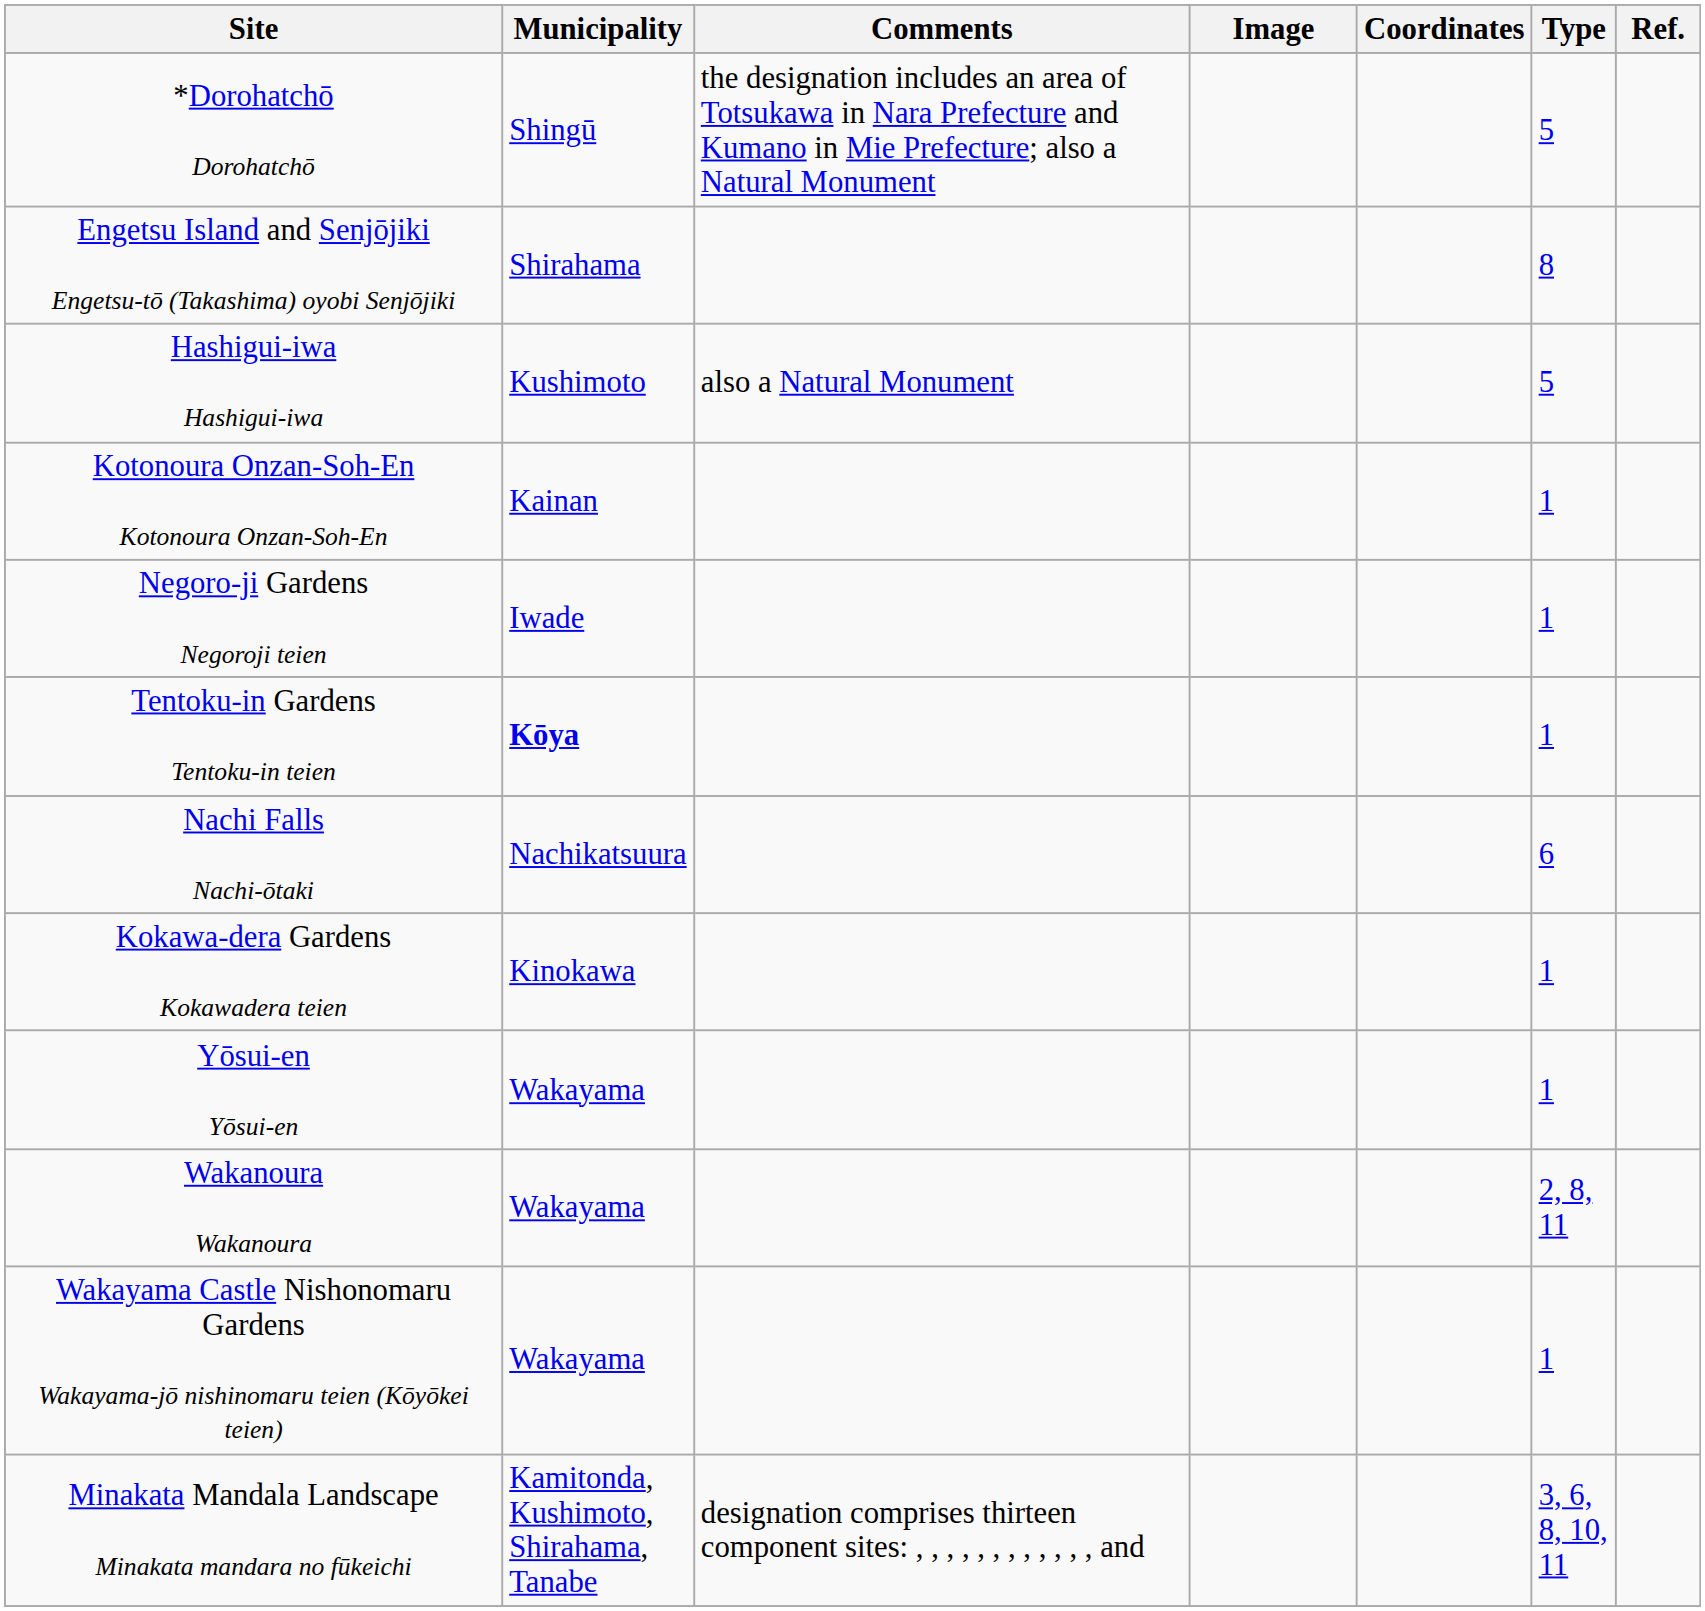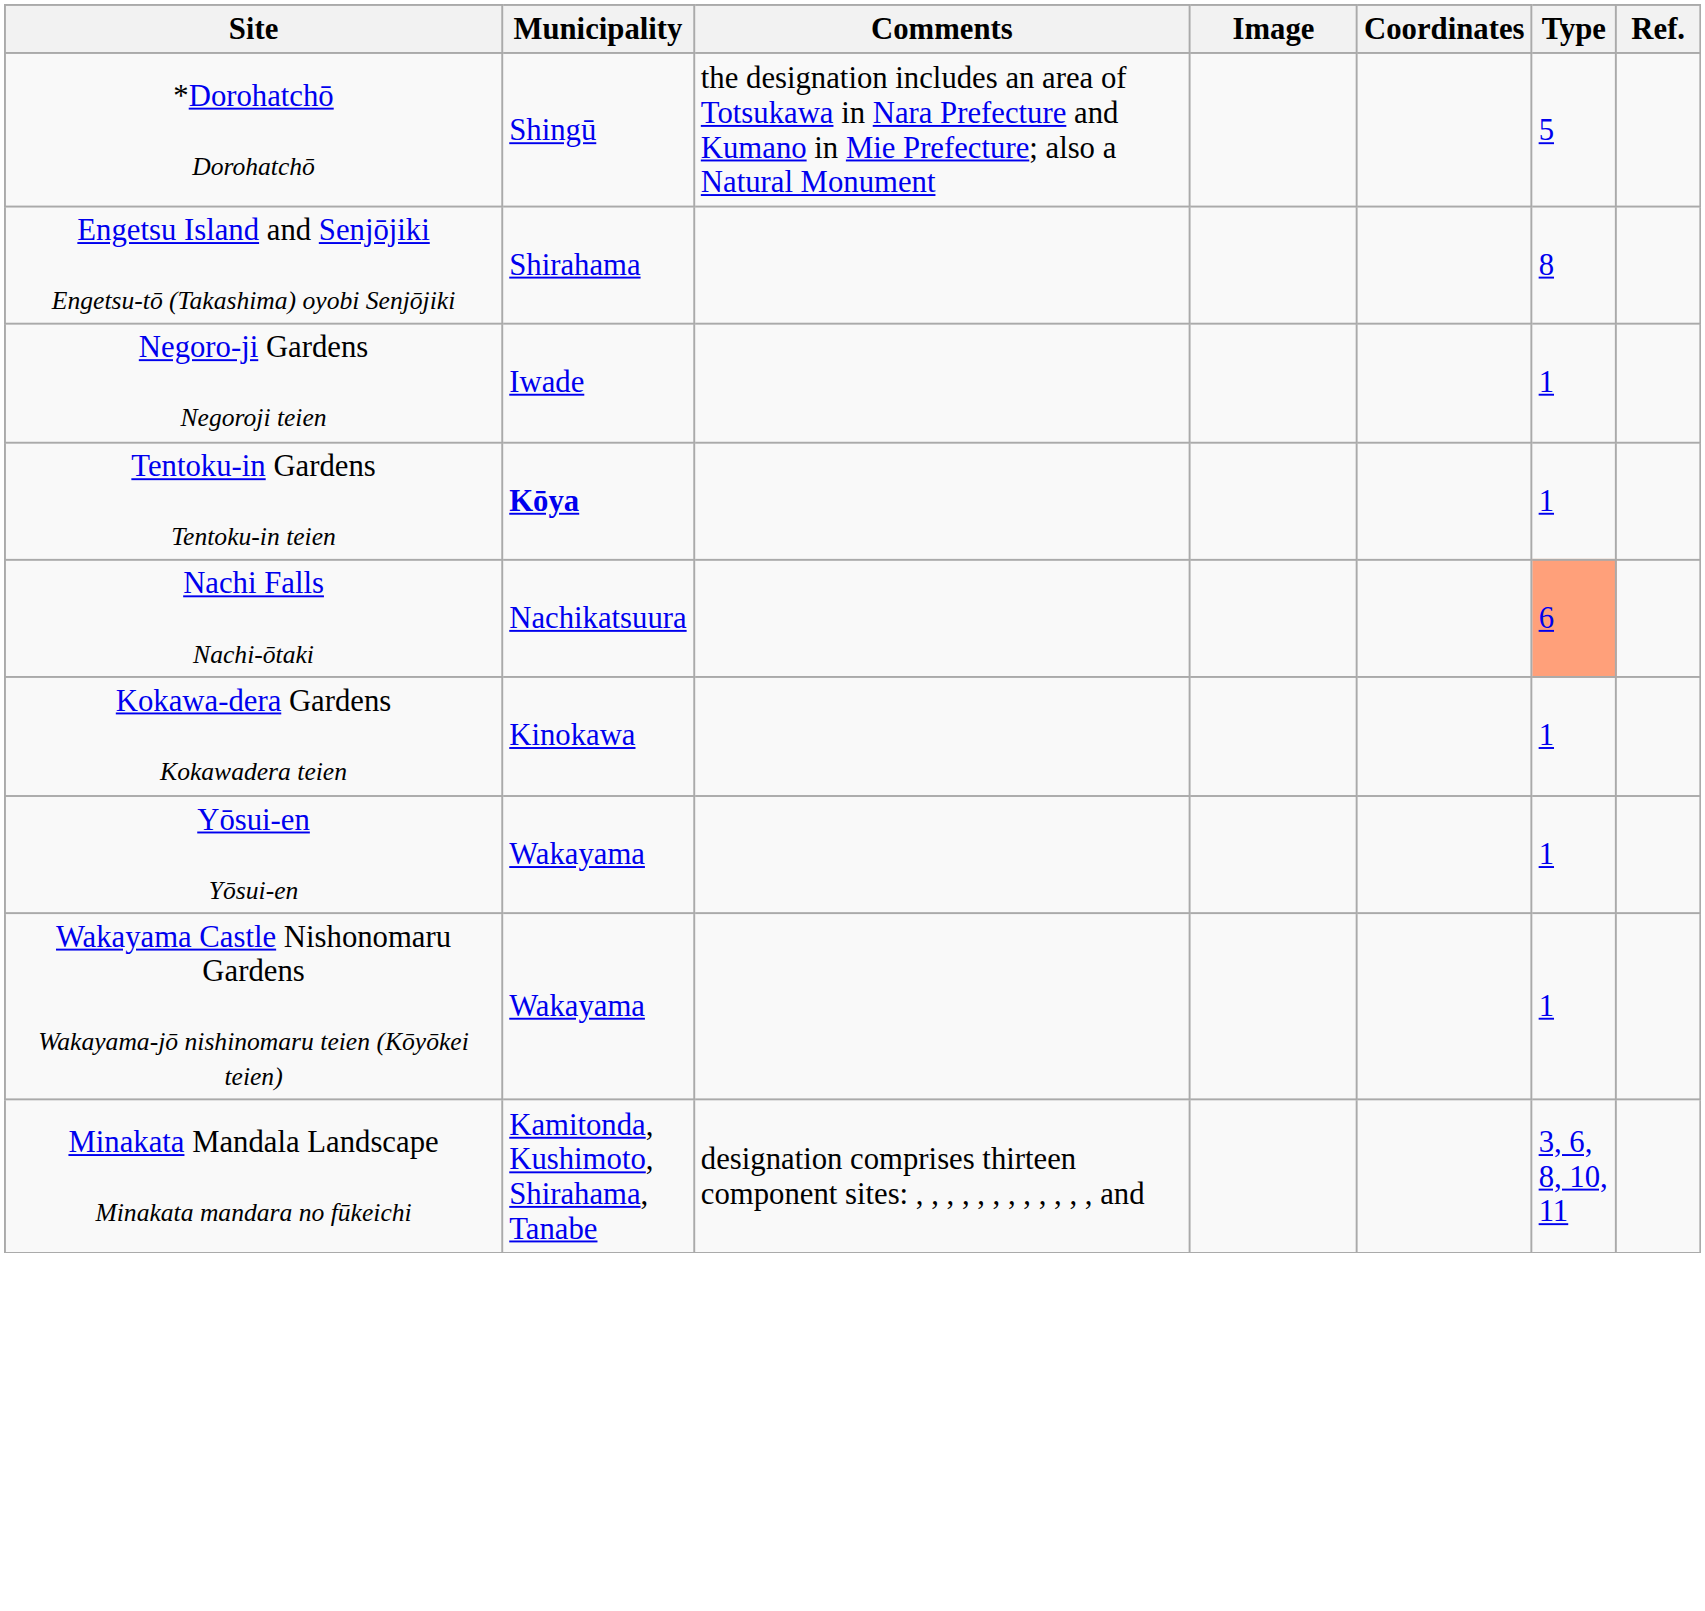- row: (254, 382)
- row: (254, 500)
(1546, 853) no background -> (1546, 618) lightsalmon background
- row: (254, 1207)
